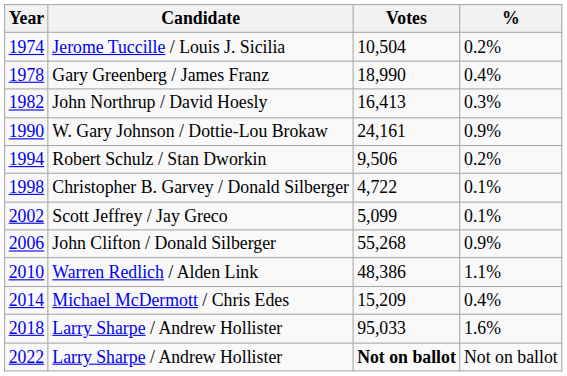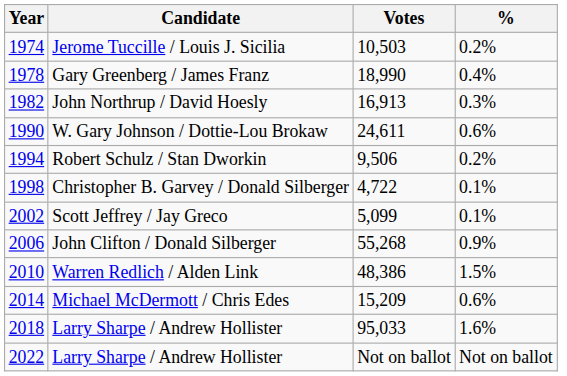(382, 46) 10,504 -> (382, 46) 10,503
(382, 103) 16,413 -> (382, 103) 16,913
(382, 131) 24,161 -> (381, 131) 24,611
(483, 131) 0.9% -> (478, 131) 0.6%
(483, 272) 1.1% -> (478, 272) 1.5%
(483, 300) 0.4% -> (478, 300) 0.6%
(406, 356) bold -> (404, 356) normal
